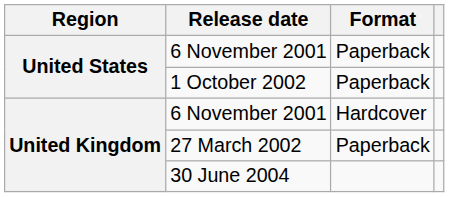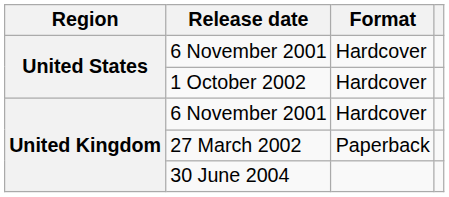(383, 51) Paperback -> (381, 51) Hardcover
(383, 82) Paperback -> (381, 82) Hardcover
